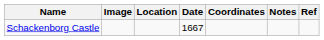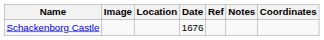columns swapped: (236, 12) <-> (309, 12)
(193, 27) 1667 -> (193, 27) 1676
